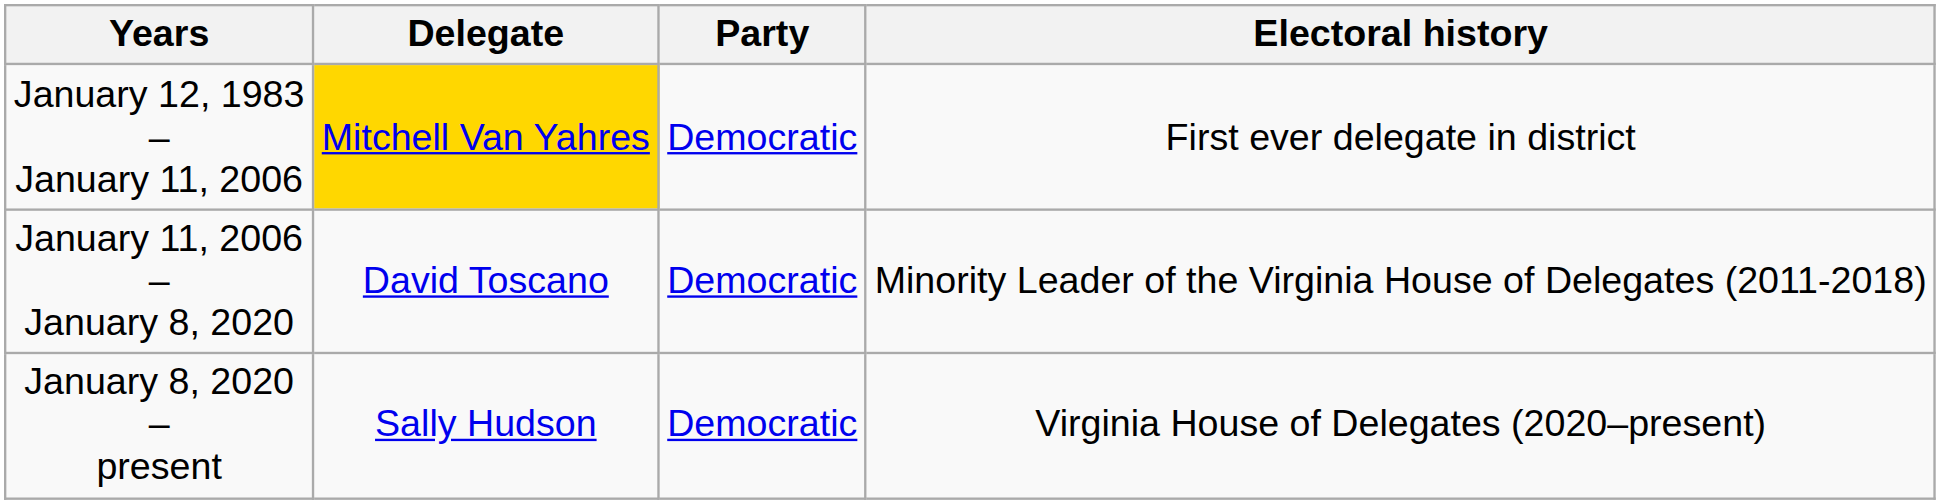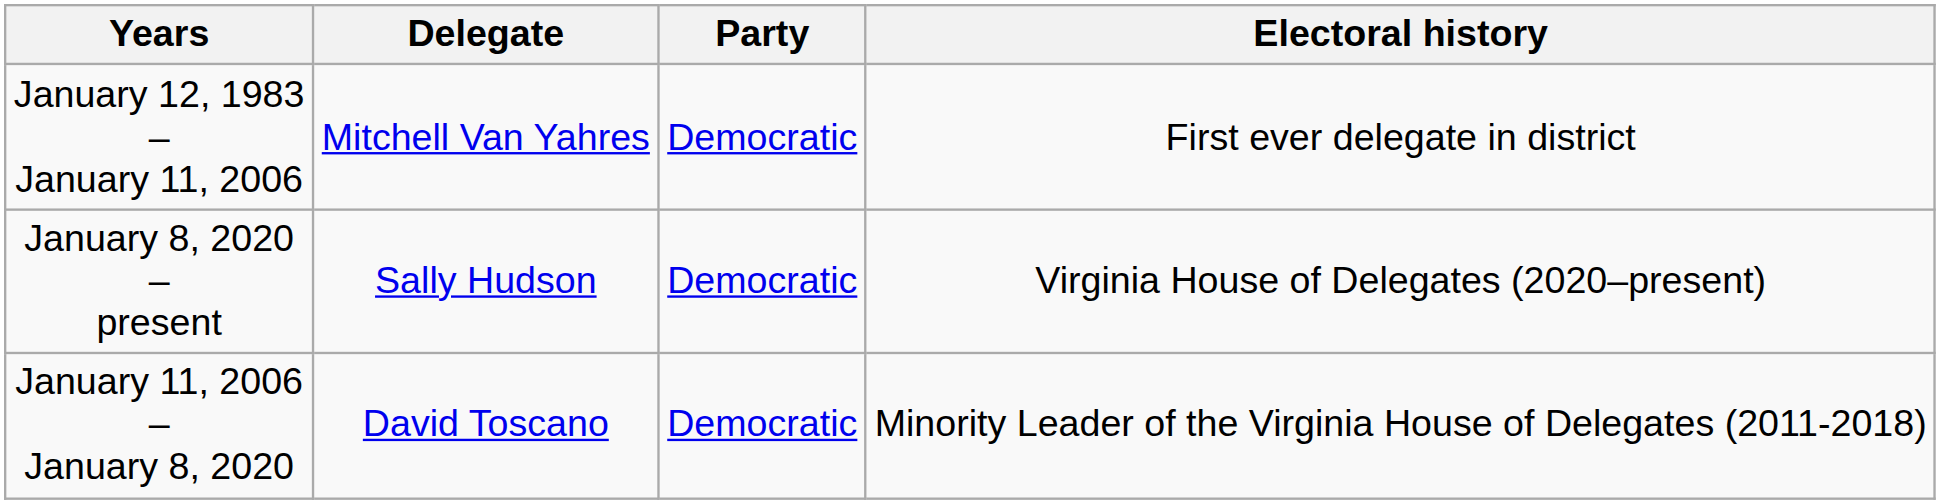(486, 136) gold background -> (486, 136) no background
rows swapped: (159, 280) <-> (159, 424)
